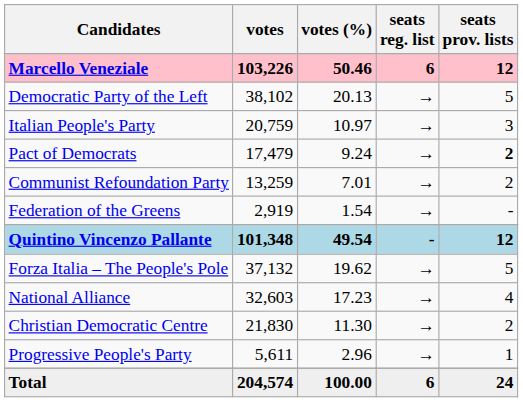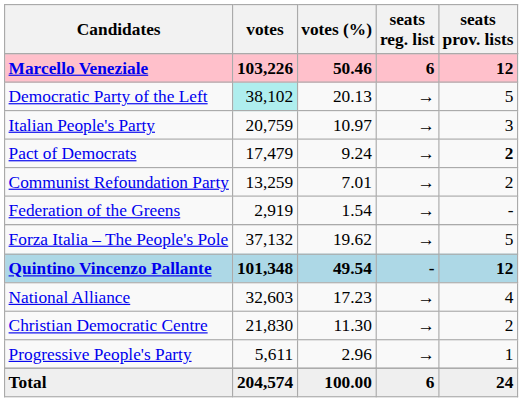(269, 96) no background -> (269, 96) paleturquoise background
rows swapped: (110, 239) <-> (118, 268)
